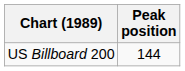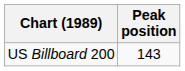(149, 54) 144 -> (149, 54) 143
